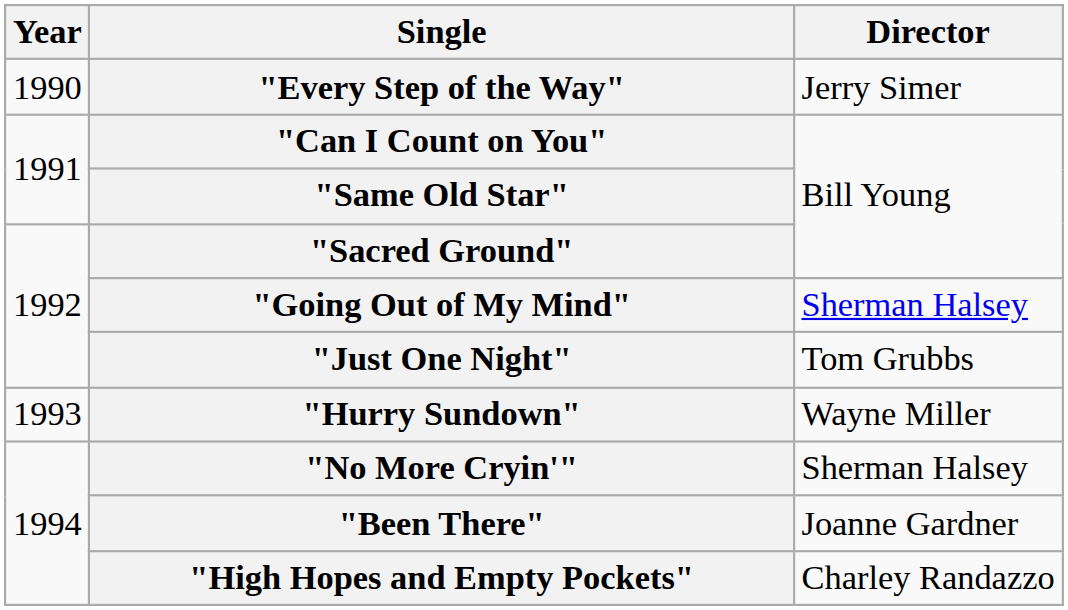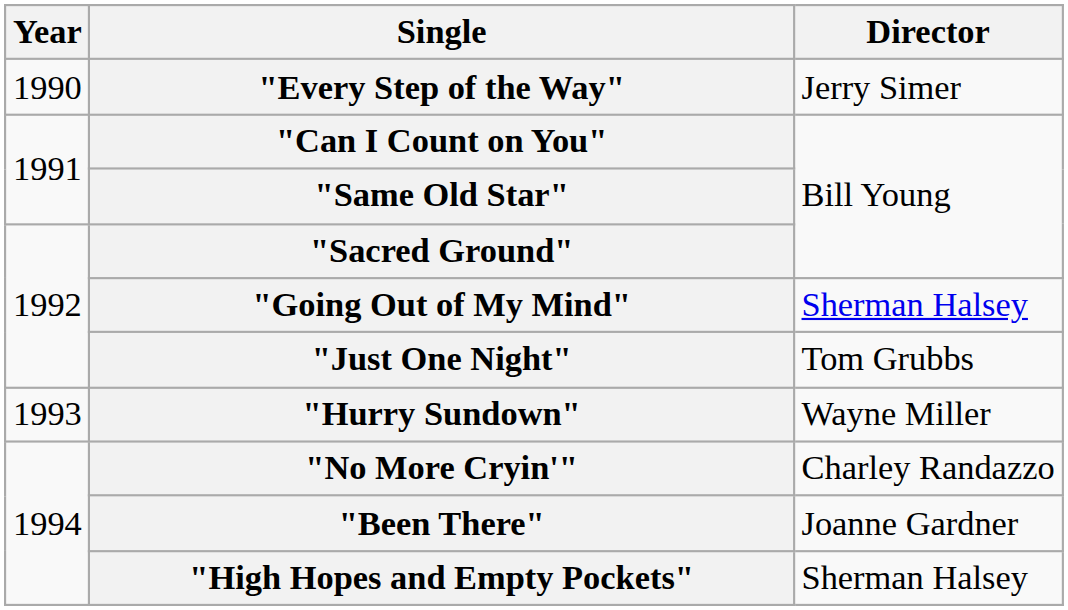(915, 468) Sherman Halsey -> (928, 468) Charley Randazzo
(928, 577) Charley Randazzo -> (915, 577) Sherman Halsey
